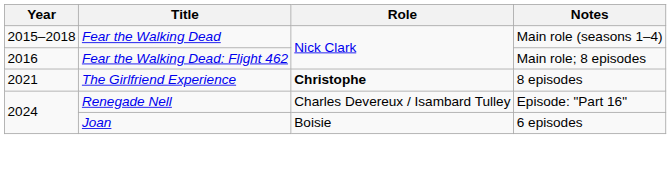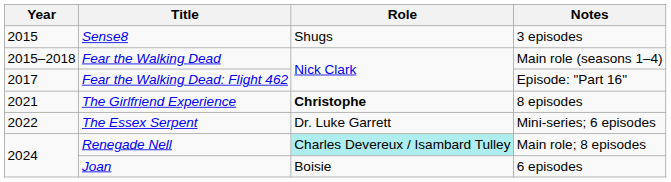+ row: (105, 36)
(23, 58) 2016 -> (23, 79) 2017
(581, 58) Main role; 8 episodes -> (572, 79) Episode: "Part 16"
+ row: (140, 123)
(402, 101) no background -> (402, 144) paleturquoise background
(572, 101) Episode: "Part 16" -> (581, 144) Main role; 8 episodes
